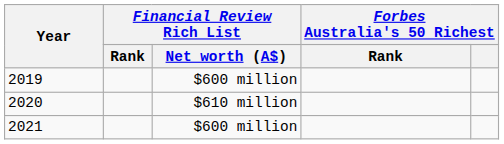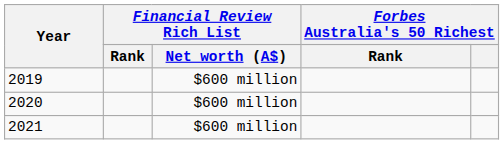(245, 104) $610 million -> (245, 104) $600 million
